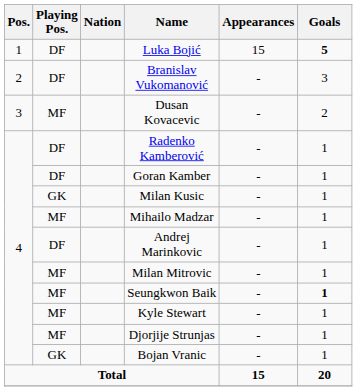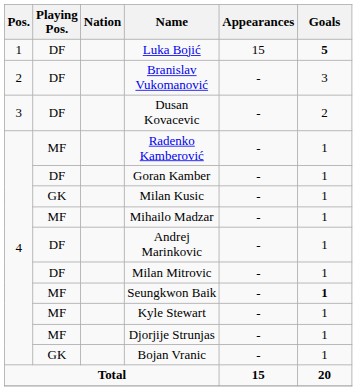(57, 112) MF -> (57, 112) DF
(57, 148) DF -> (57, 148) MF
(57, 272) MF -> (57, 272) DF
